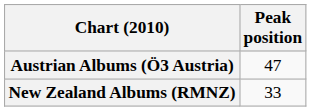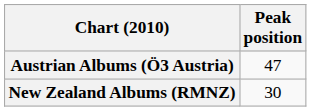(273, 92) 33 -> (273, 92) 30
